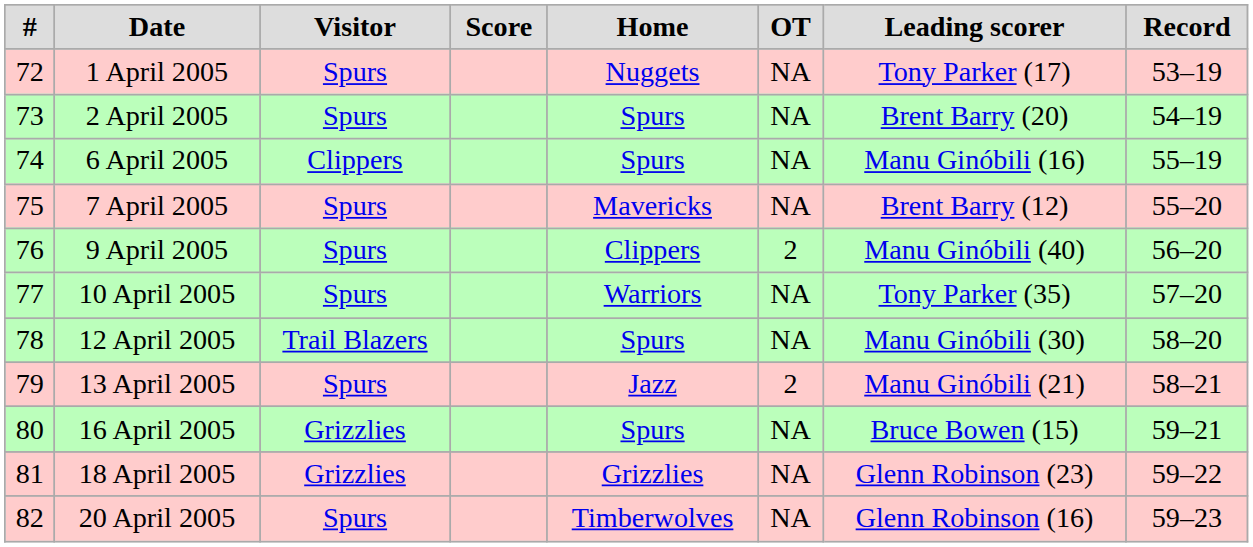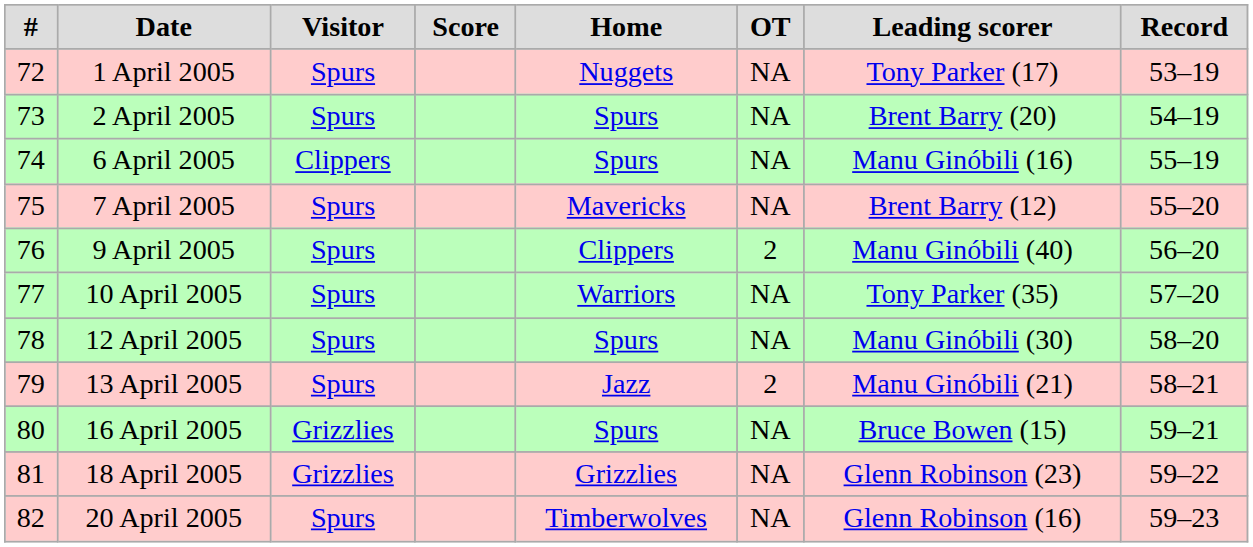(355, 339) Trail Blazers -> (343, 339) Spurs
